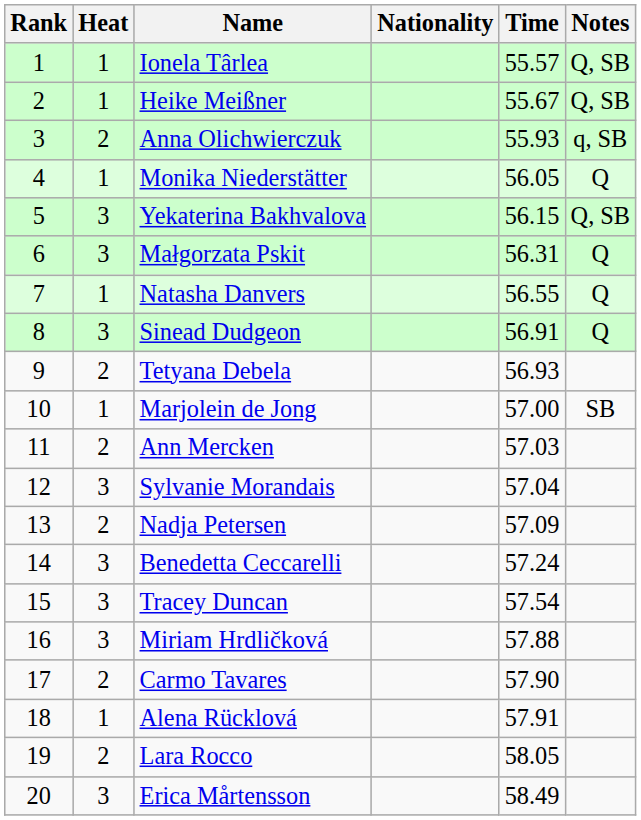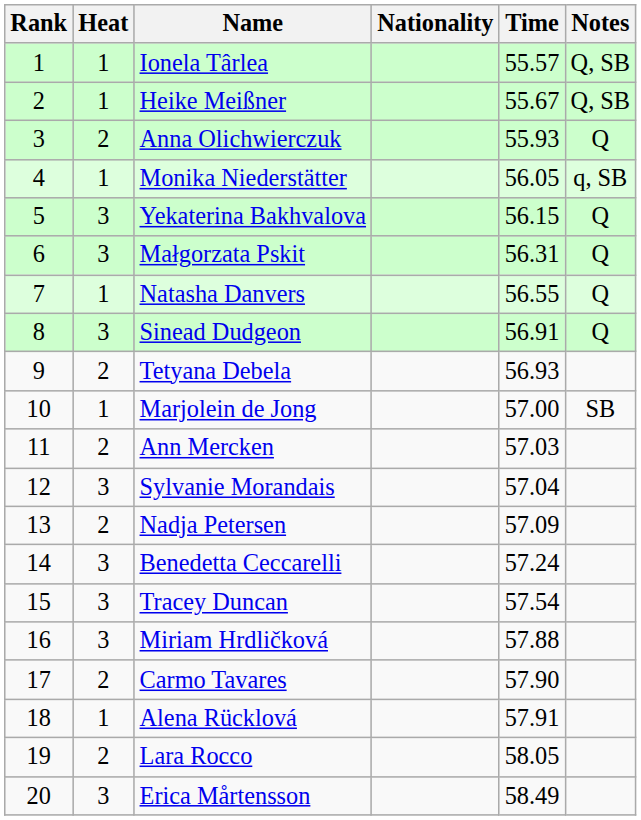(600, 139) q, SB -> (600, 139) Q
(600, 178) Q -> (600, 178) q, SB
(600, 216) Q, SB -> (600, 216) Q
